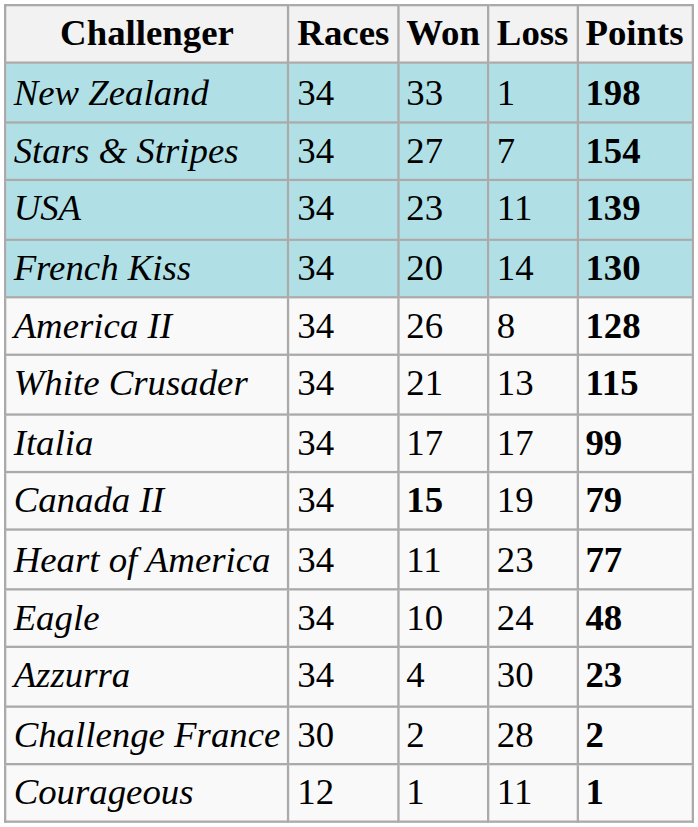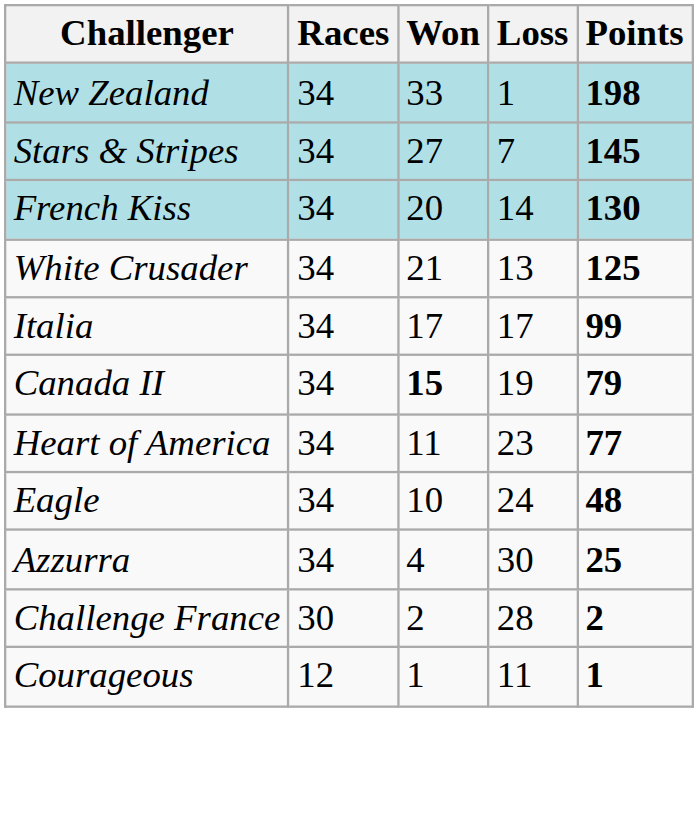(613, 150) 154 -> (613, 150) 145
- row: (47, 208)
- row: (93, 325)
(612, 383) 115 -> (613, 267) 125
(604, 675) 23 -> (604, 558) 25
